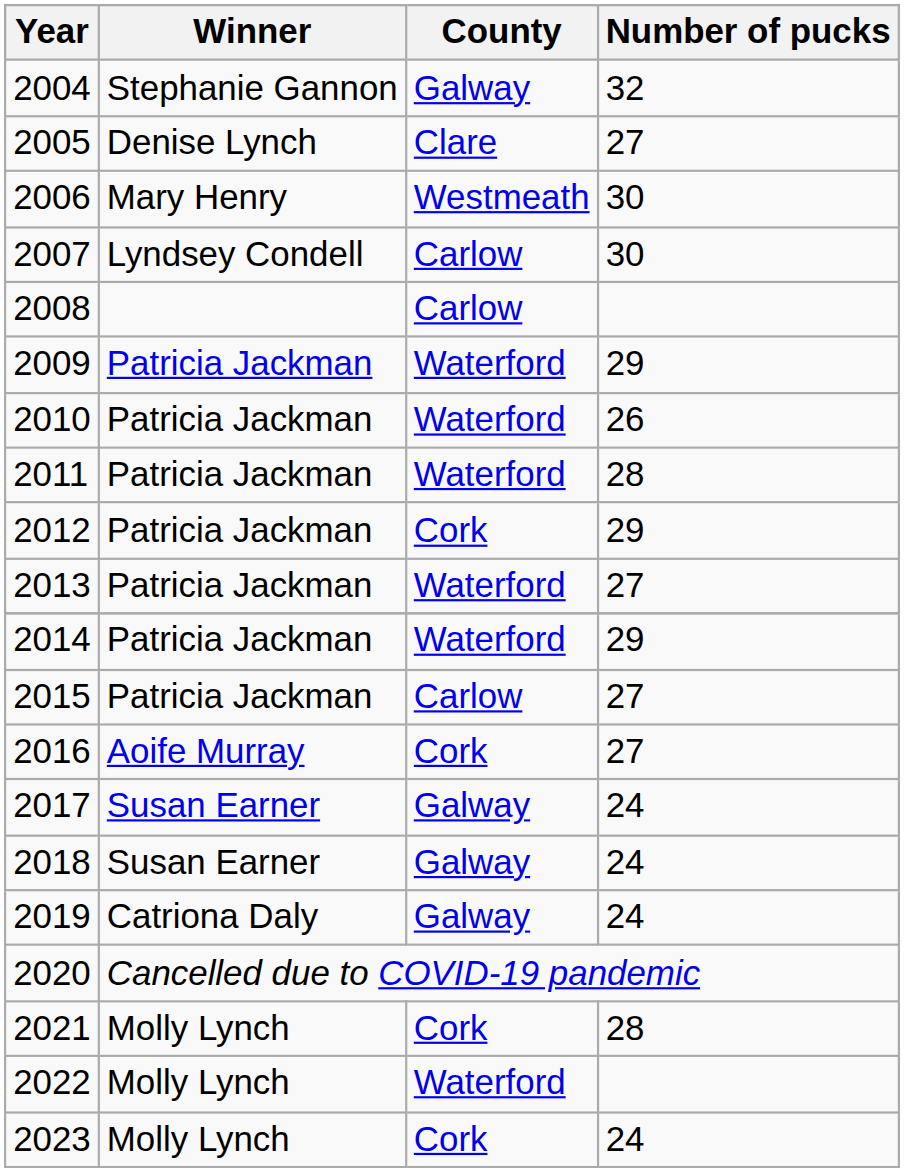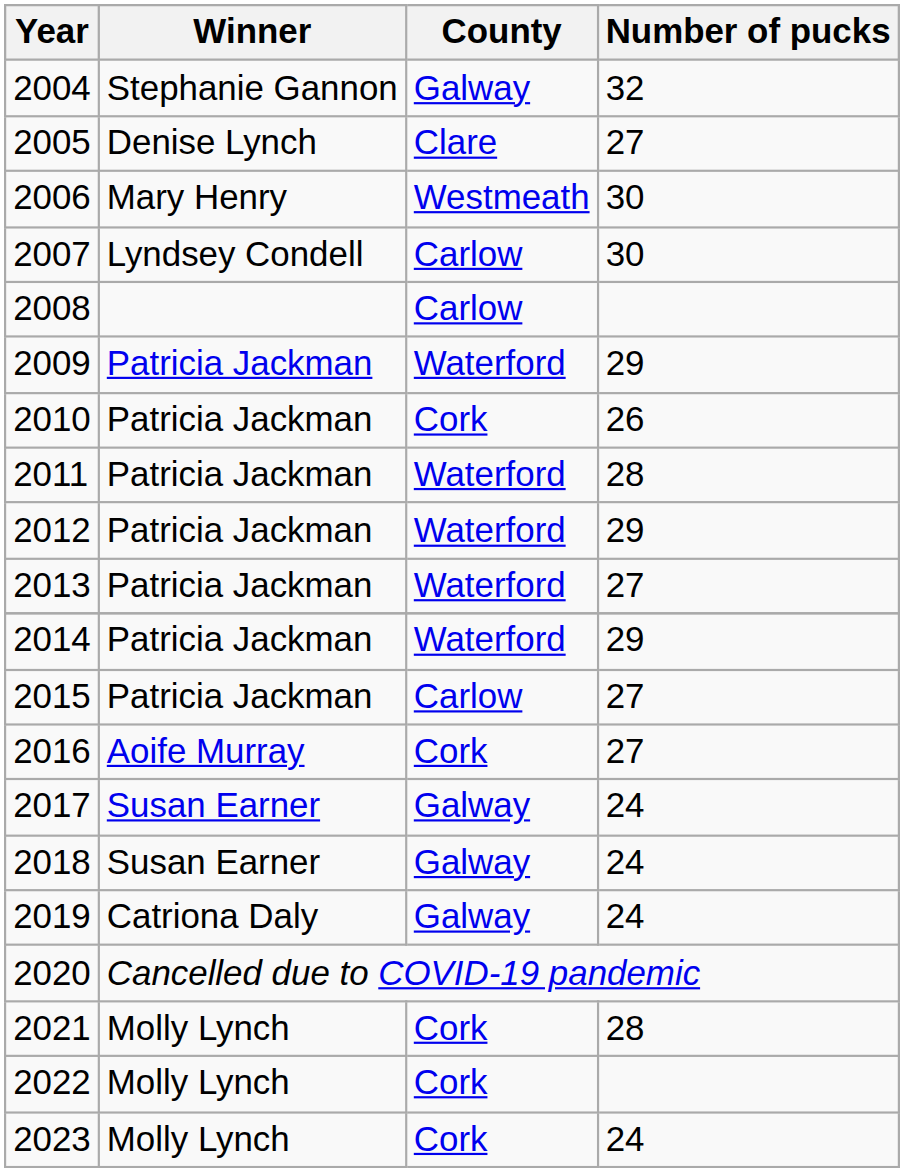(490, 419) Waterford -> (451, 419) Cork
(451, 530) Cork -> (490, 530) Waterford
(490, 1083) Waterford -> (451, 1083) Cork
